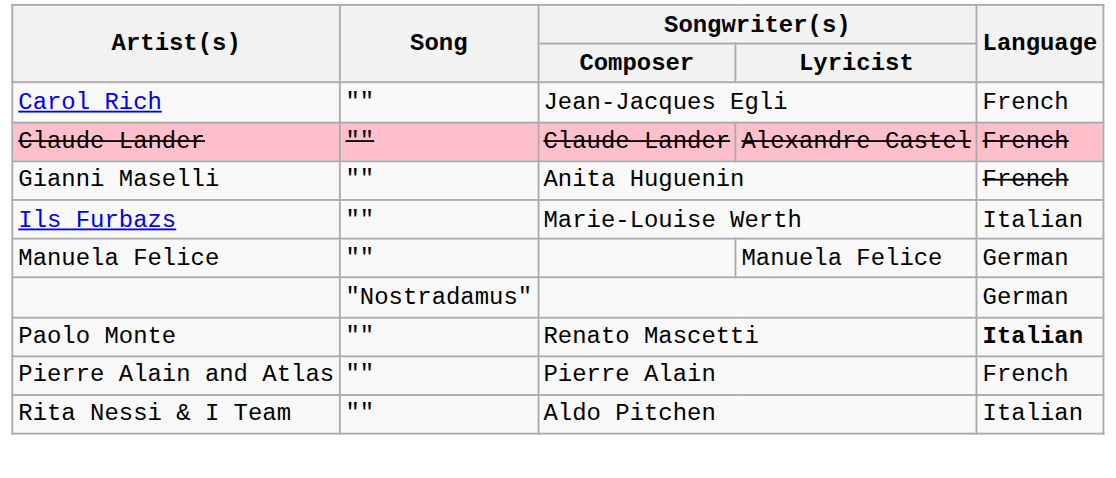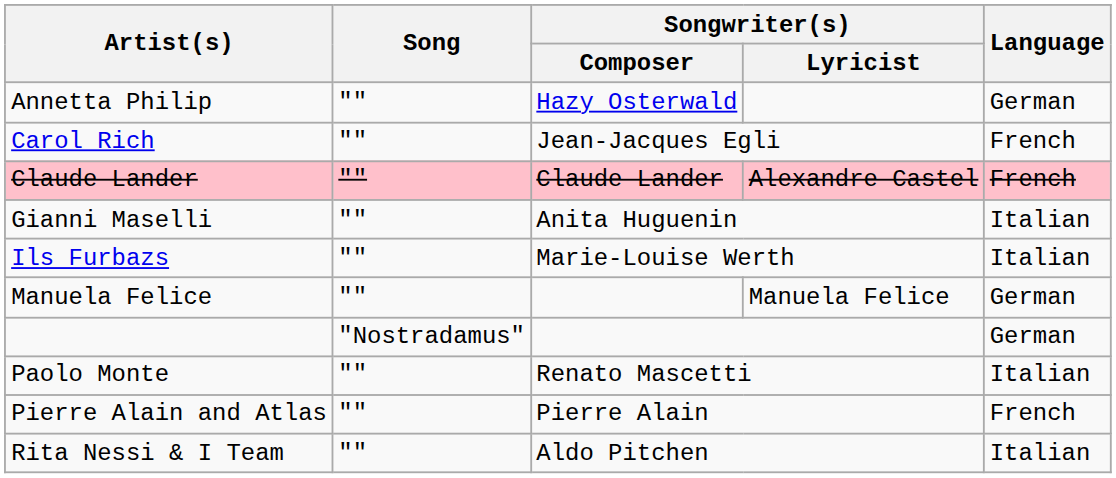+ row: (112, 102)
(1026, 180) French -> (1040, 219) Italian
(1033, 336) bold -> (1040, 375) normal
